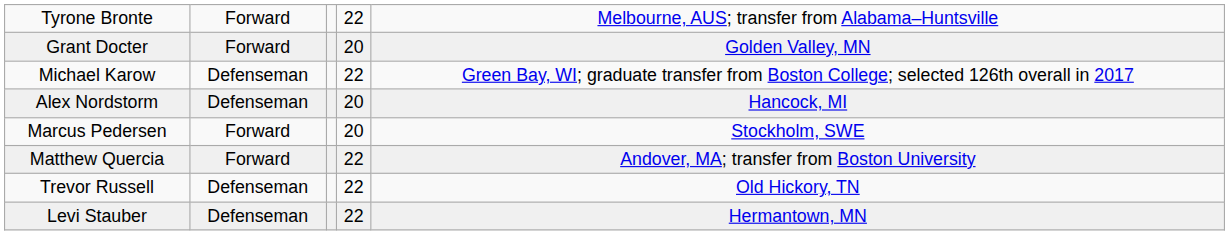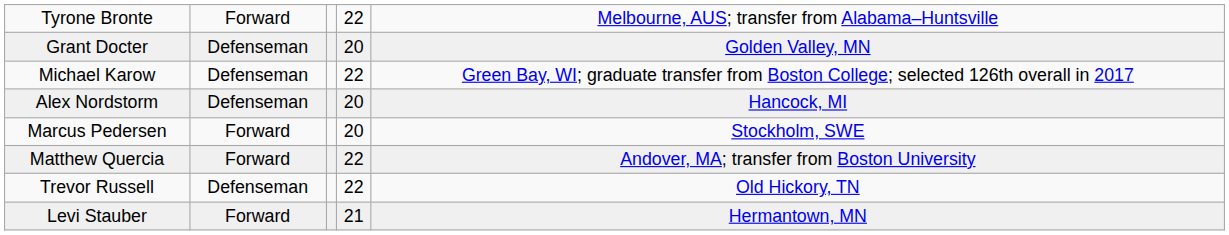(258, 46) Forward -> (258, 46) Defenseman
(258, 215) Defenseman -> (258, 215) Forward
(354, 215) 22 -> (354, 215) 21
